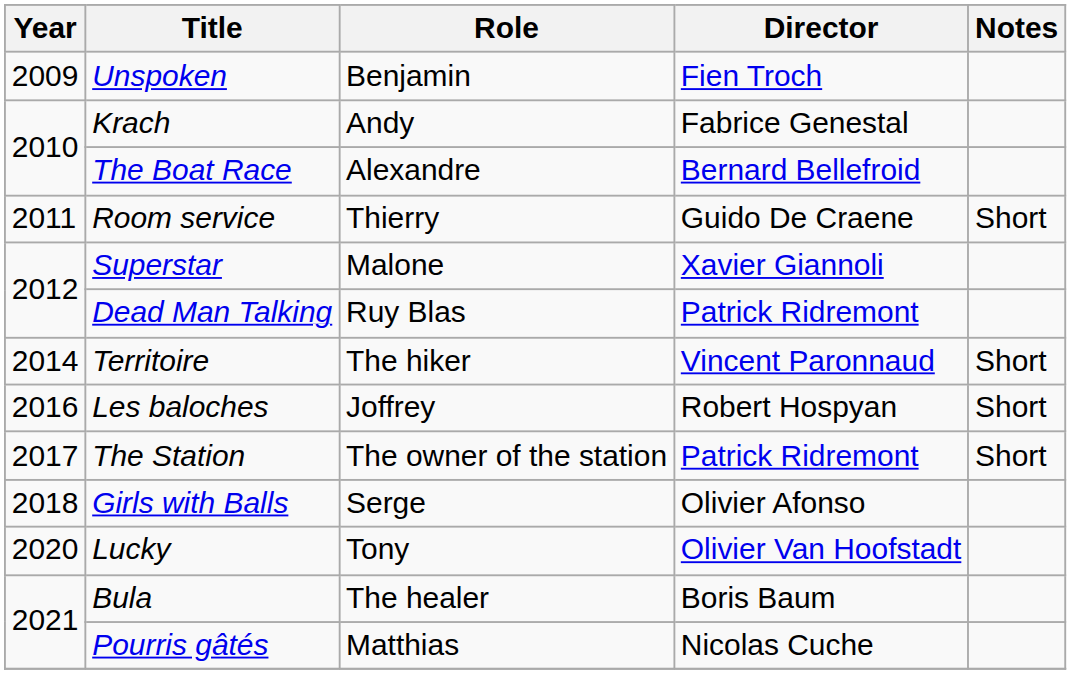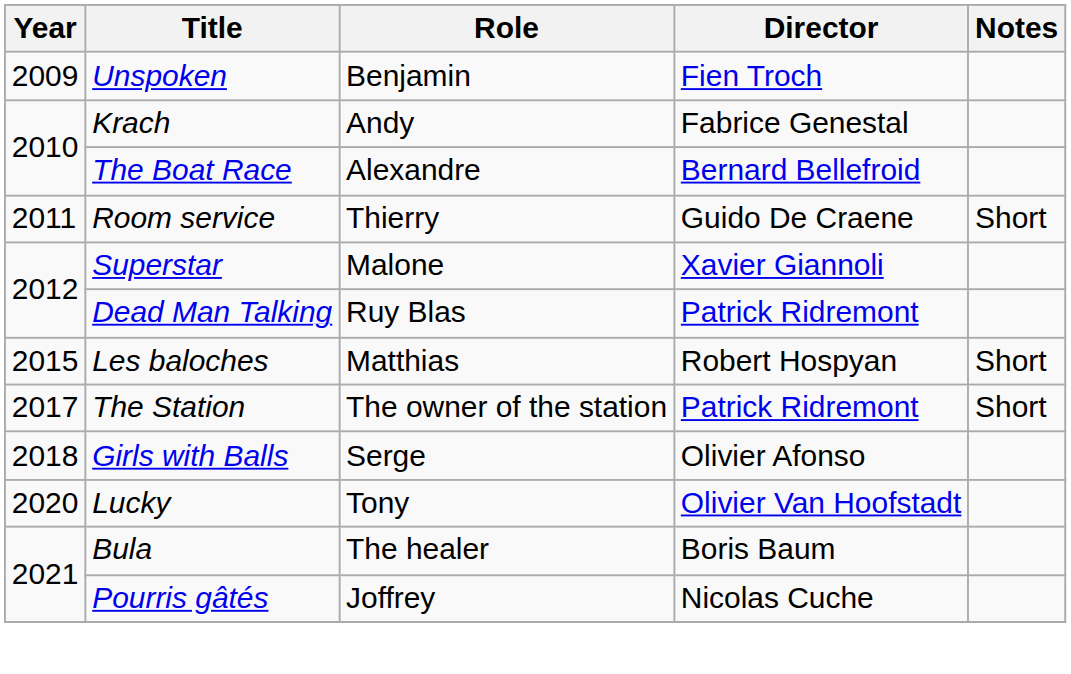- row: (151, 360)
(45, 407) 2016 -> (45, 360) 2015
(391, 407) Joffrey -> (403, 360) Matthias
(403, 645) Matthias -> (391, 597) Joffrey
